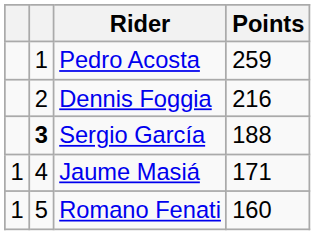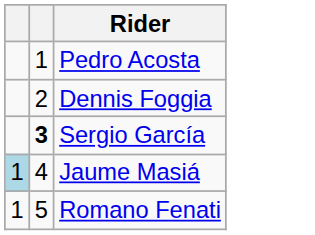- column: (268, 23)
(17, 172) no background -> (17, 172) lightblue background
